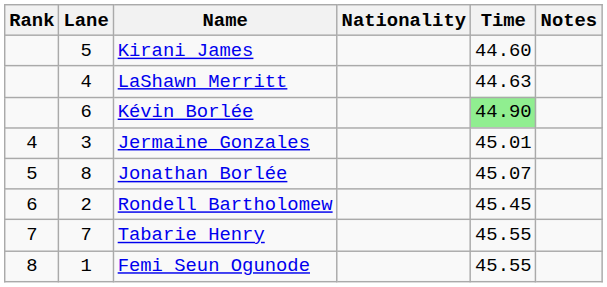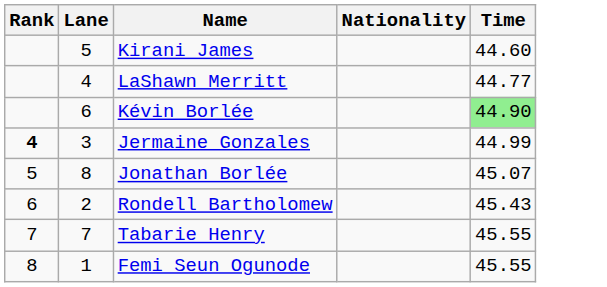- column: (569, 20)
(503, 82) 44.63 -> (503, 82) 44.77
(32, 143) normal -> (32, 143) bold
(503, 143) 45.01 -> (503, 143) 44.99
(503, 204) 45.45 -> (503, 204) 45.43
